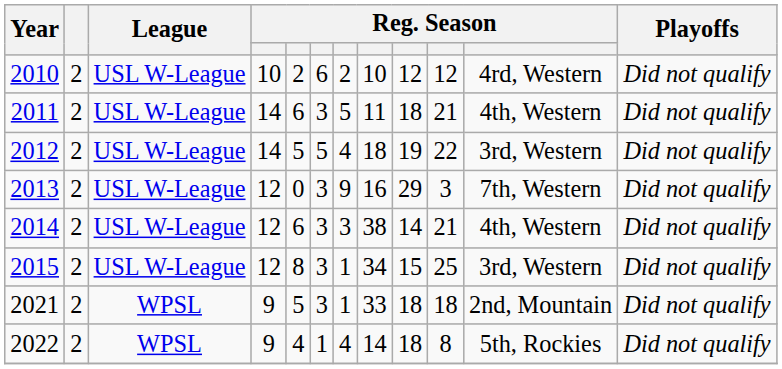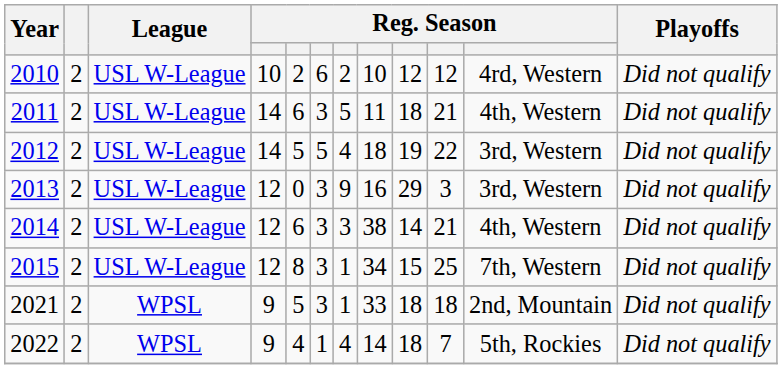(541, 189) 7th, Western -> (541, 189) 3rd, Western
(541, 266) 3rd, Western -> (541, 266) 7th, Western
(446, 343) 8 -> (446, 343) 7
